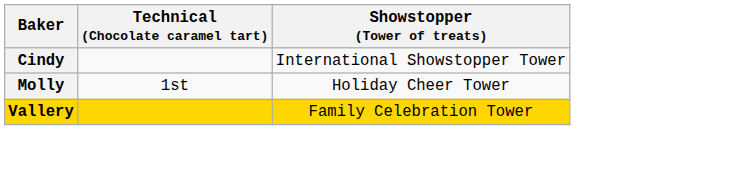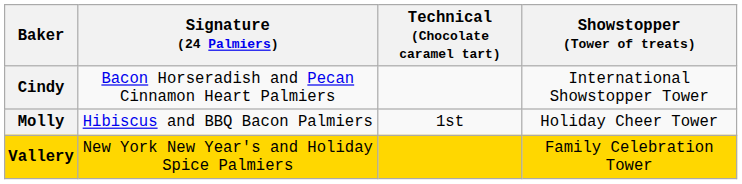+ column: (228, 35)
